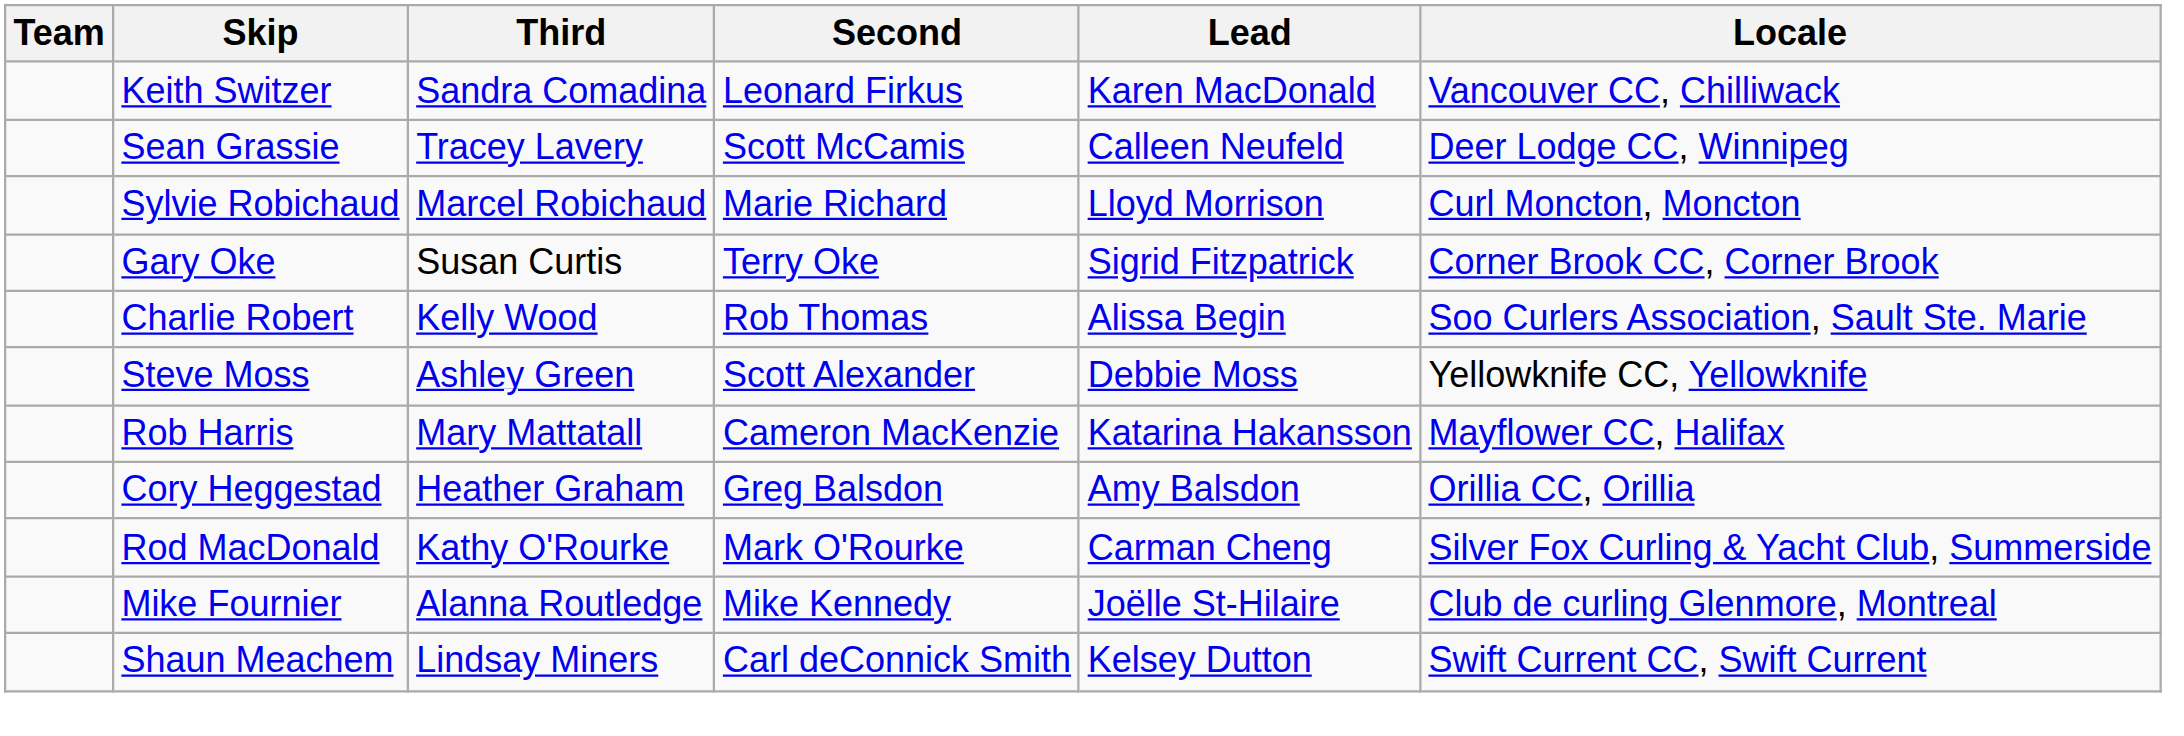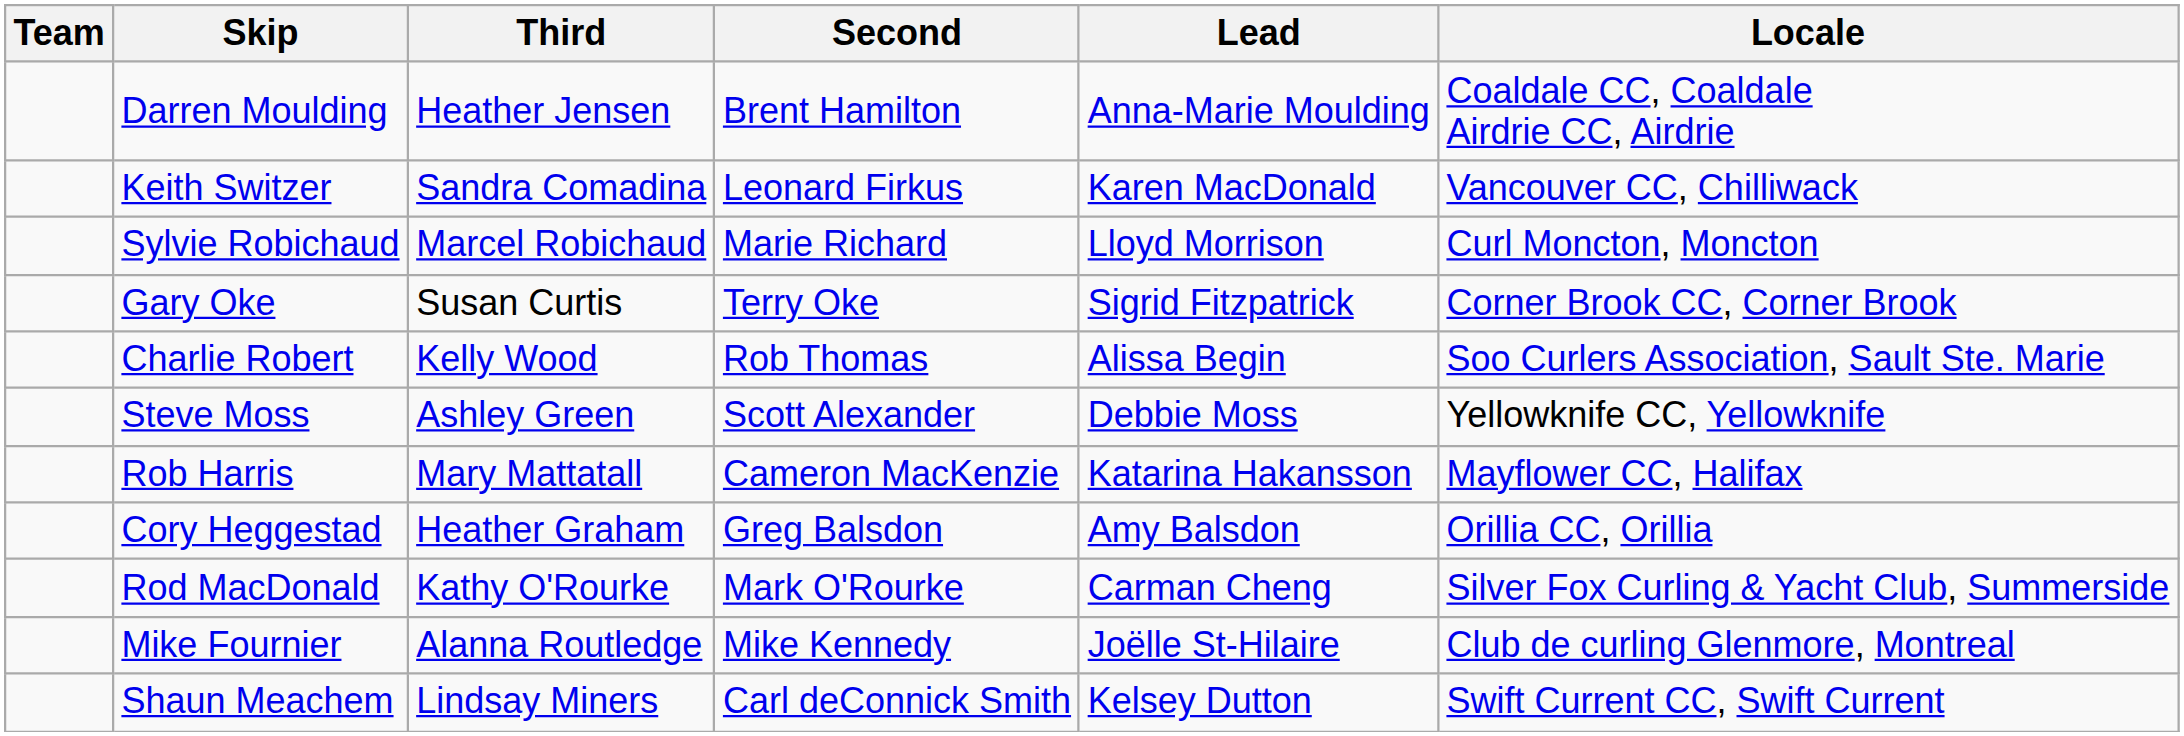+ row: (254, 110)
- row: (230, 147)
